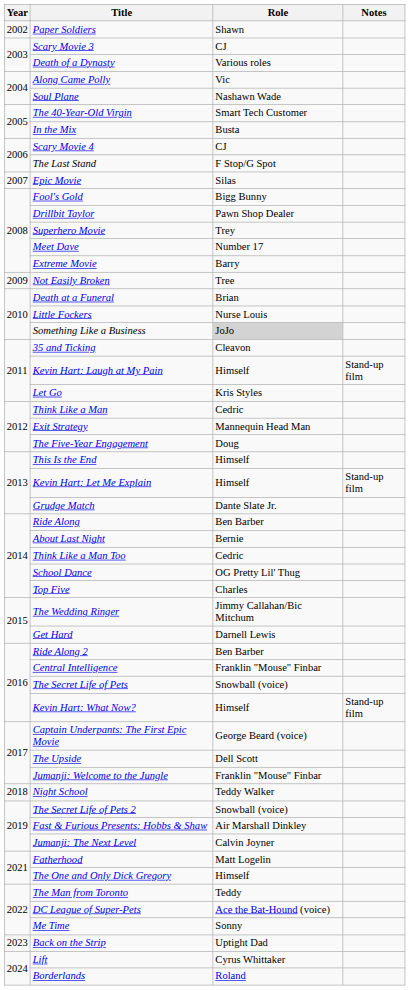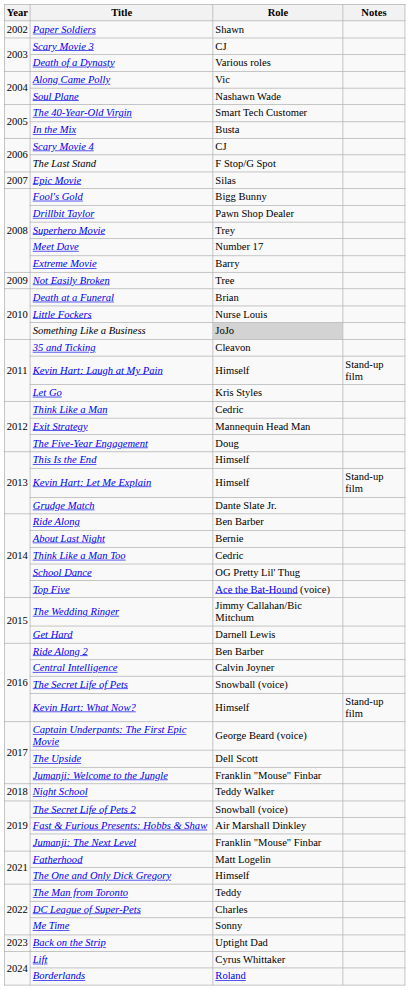(231, 589) Charles -> (273, 589) Ace the Bat-Hound (voice)
(268, 668) Franklin "Mouse" Finbar -> (245, 668) Calvin Joyner
(245, 842) Calvin Joyner -> (268, 842) Franklin "Mouse" Finbar
(273, 909) Ace the Bat-Hound (voice) -> (231, 909) Charles
